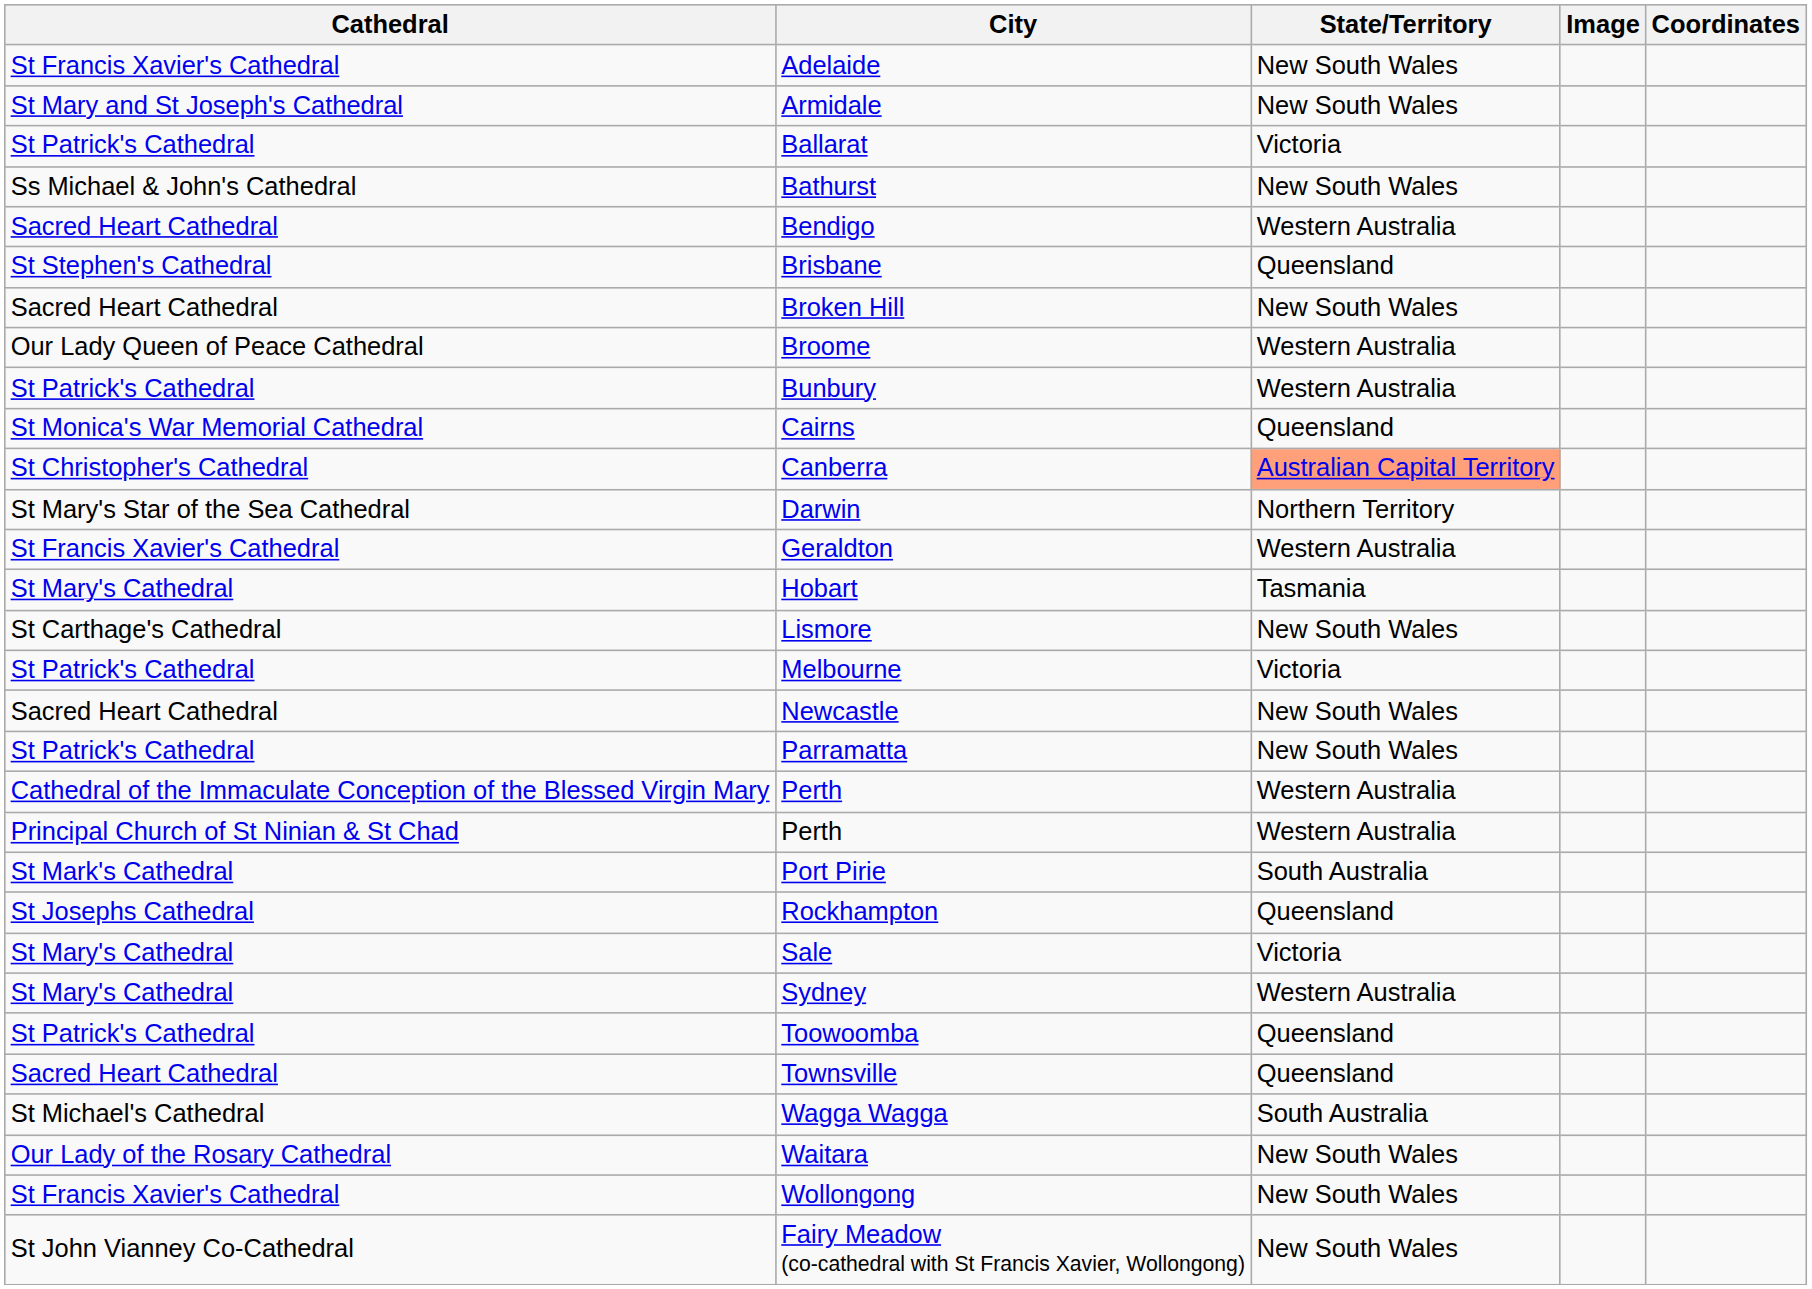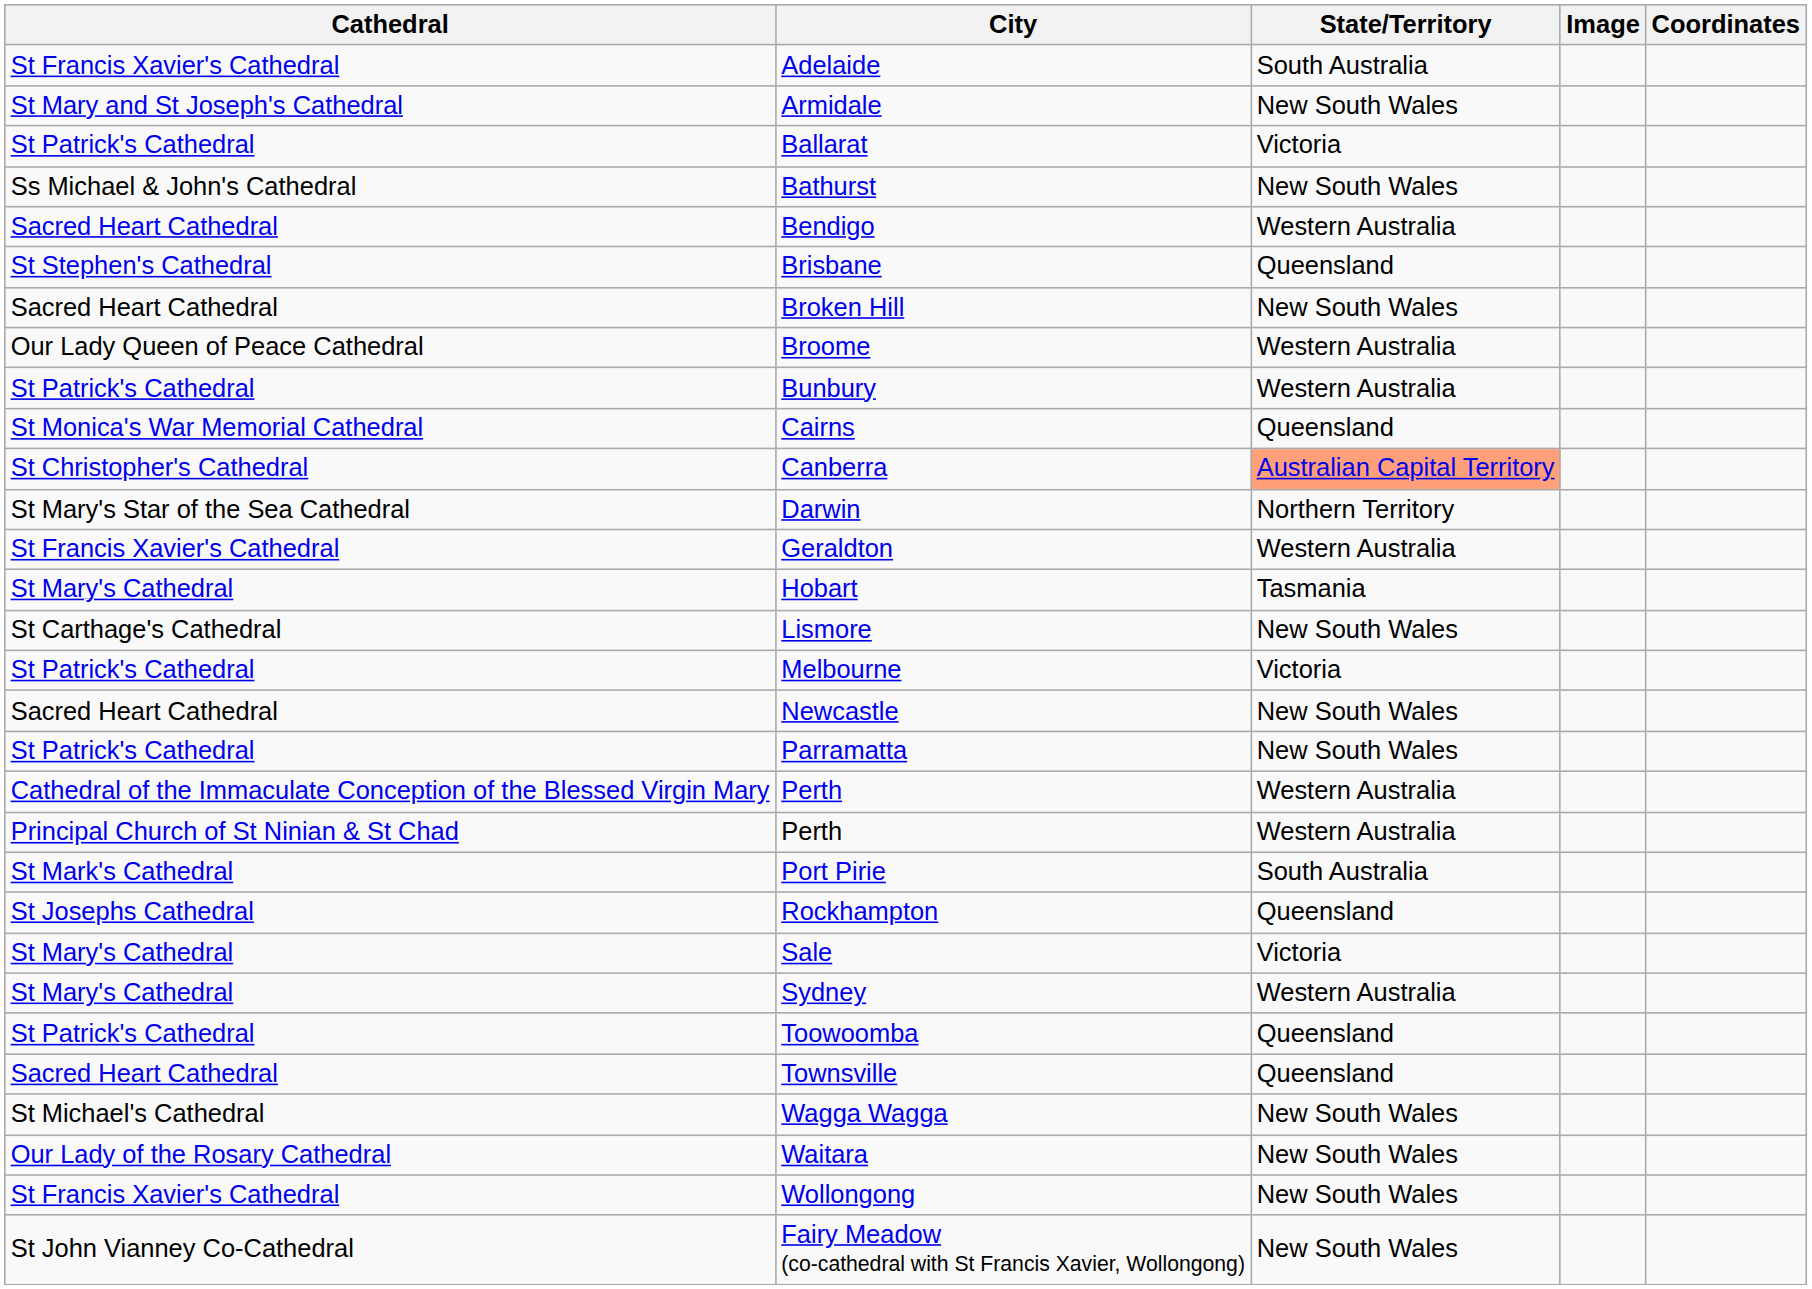(1357, 65) New South Wales -> (1342, 65) South Australia
(1342, 1114) South Australia -> (1357, 1114) New South Wales
